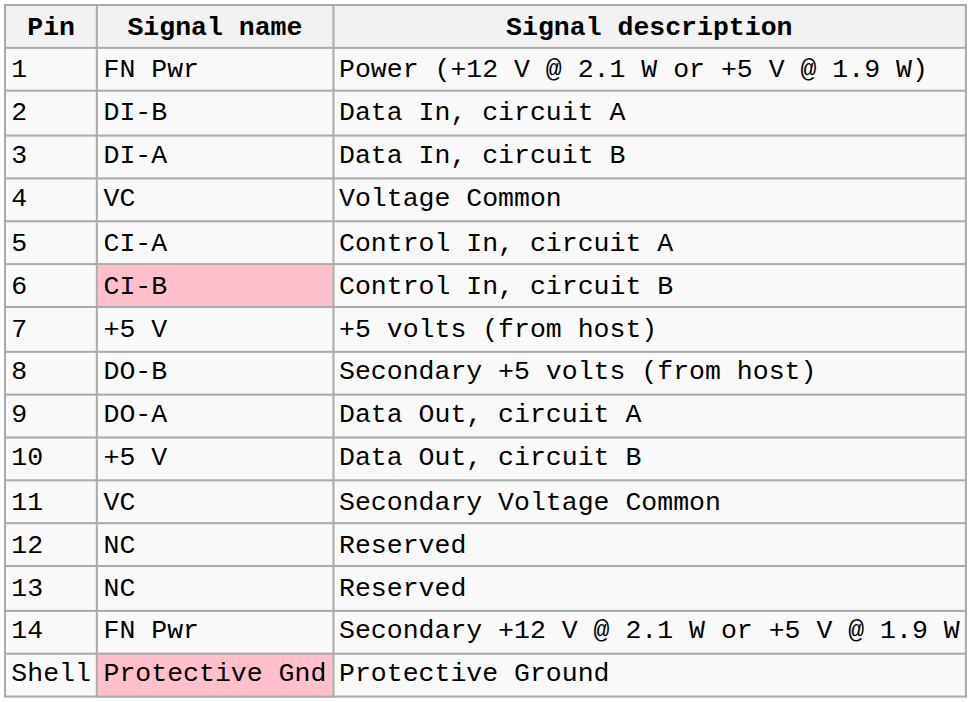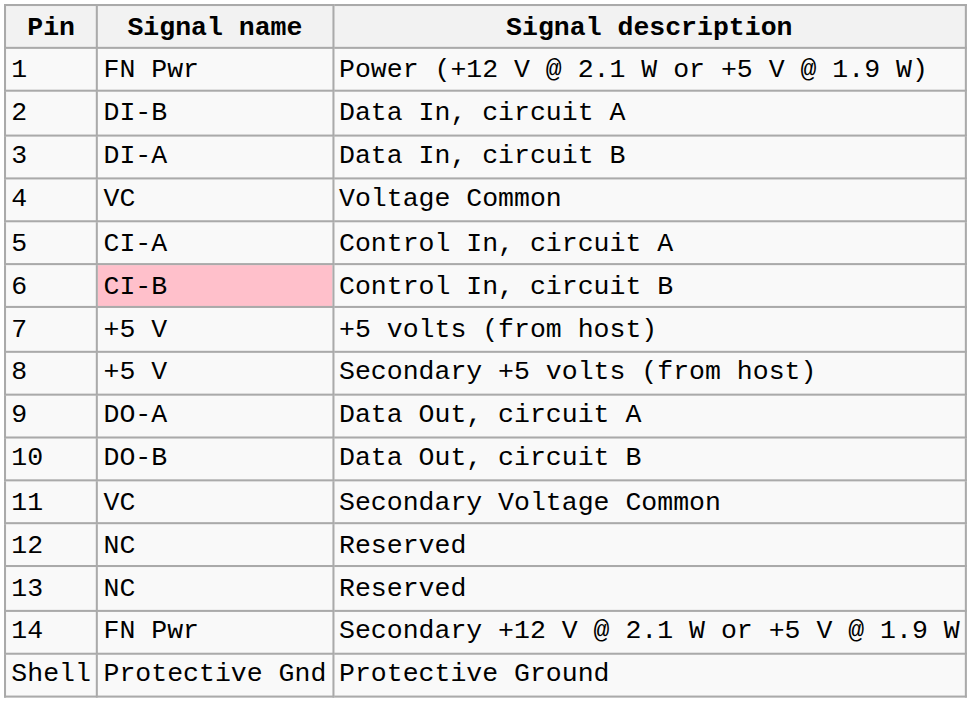(135, 372) DO-B -> (135, 372) +5 V
(135, 459) +5 V -> (135, 459) DO-B
(215, 675) pink background -> (215, 675) no background
